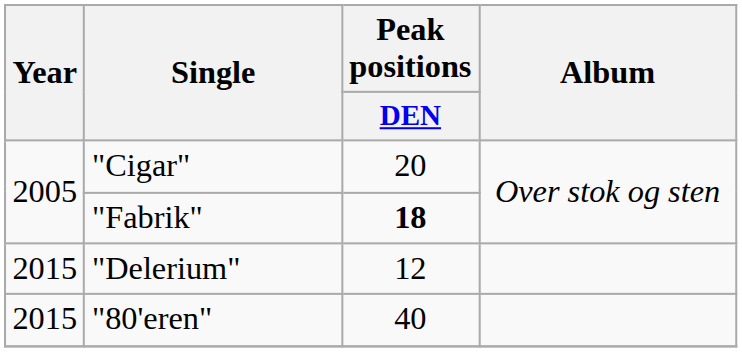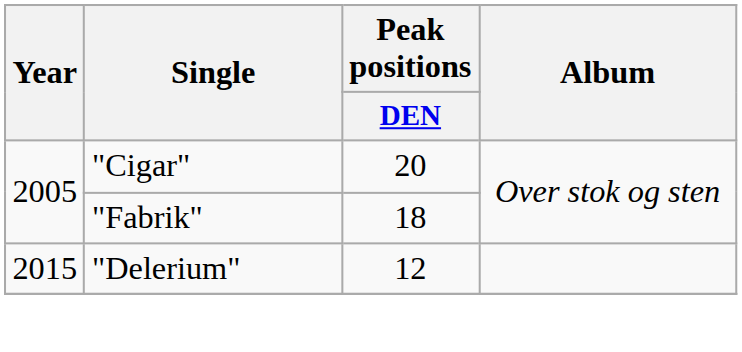(410, 216) bold -> (410, 216) normal
- row: (152, 319)
